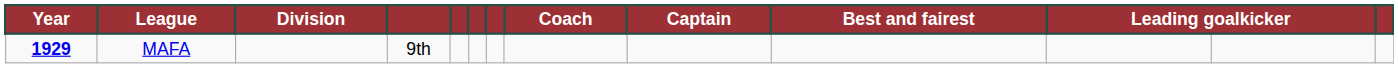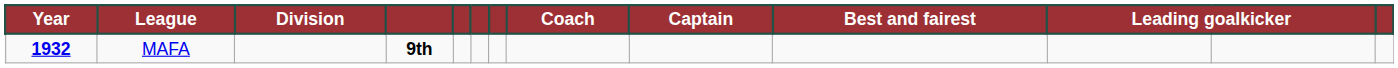(51, 48) 1929 -> (51, 48) 1932
(419, 48) normal -> (419, 48) bold
